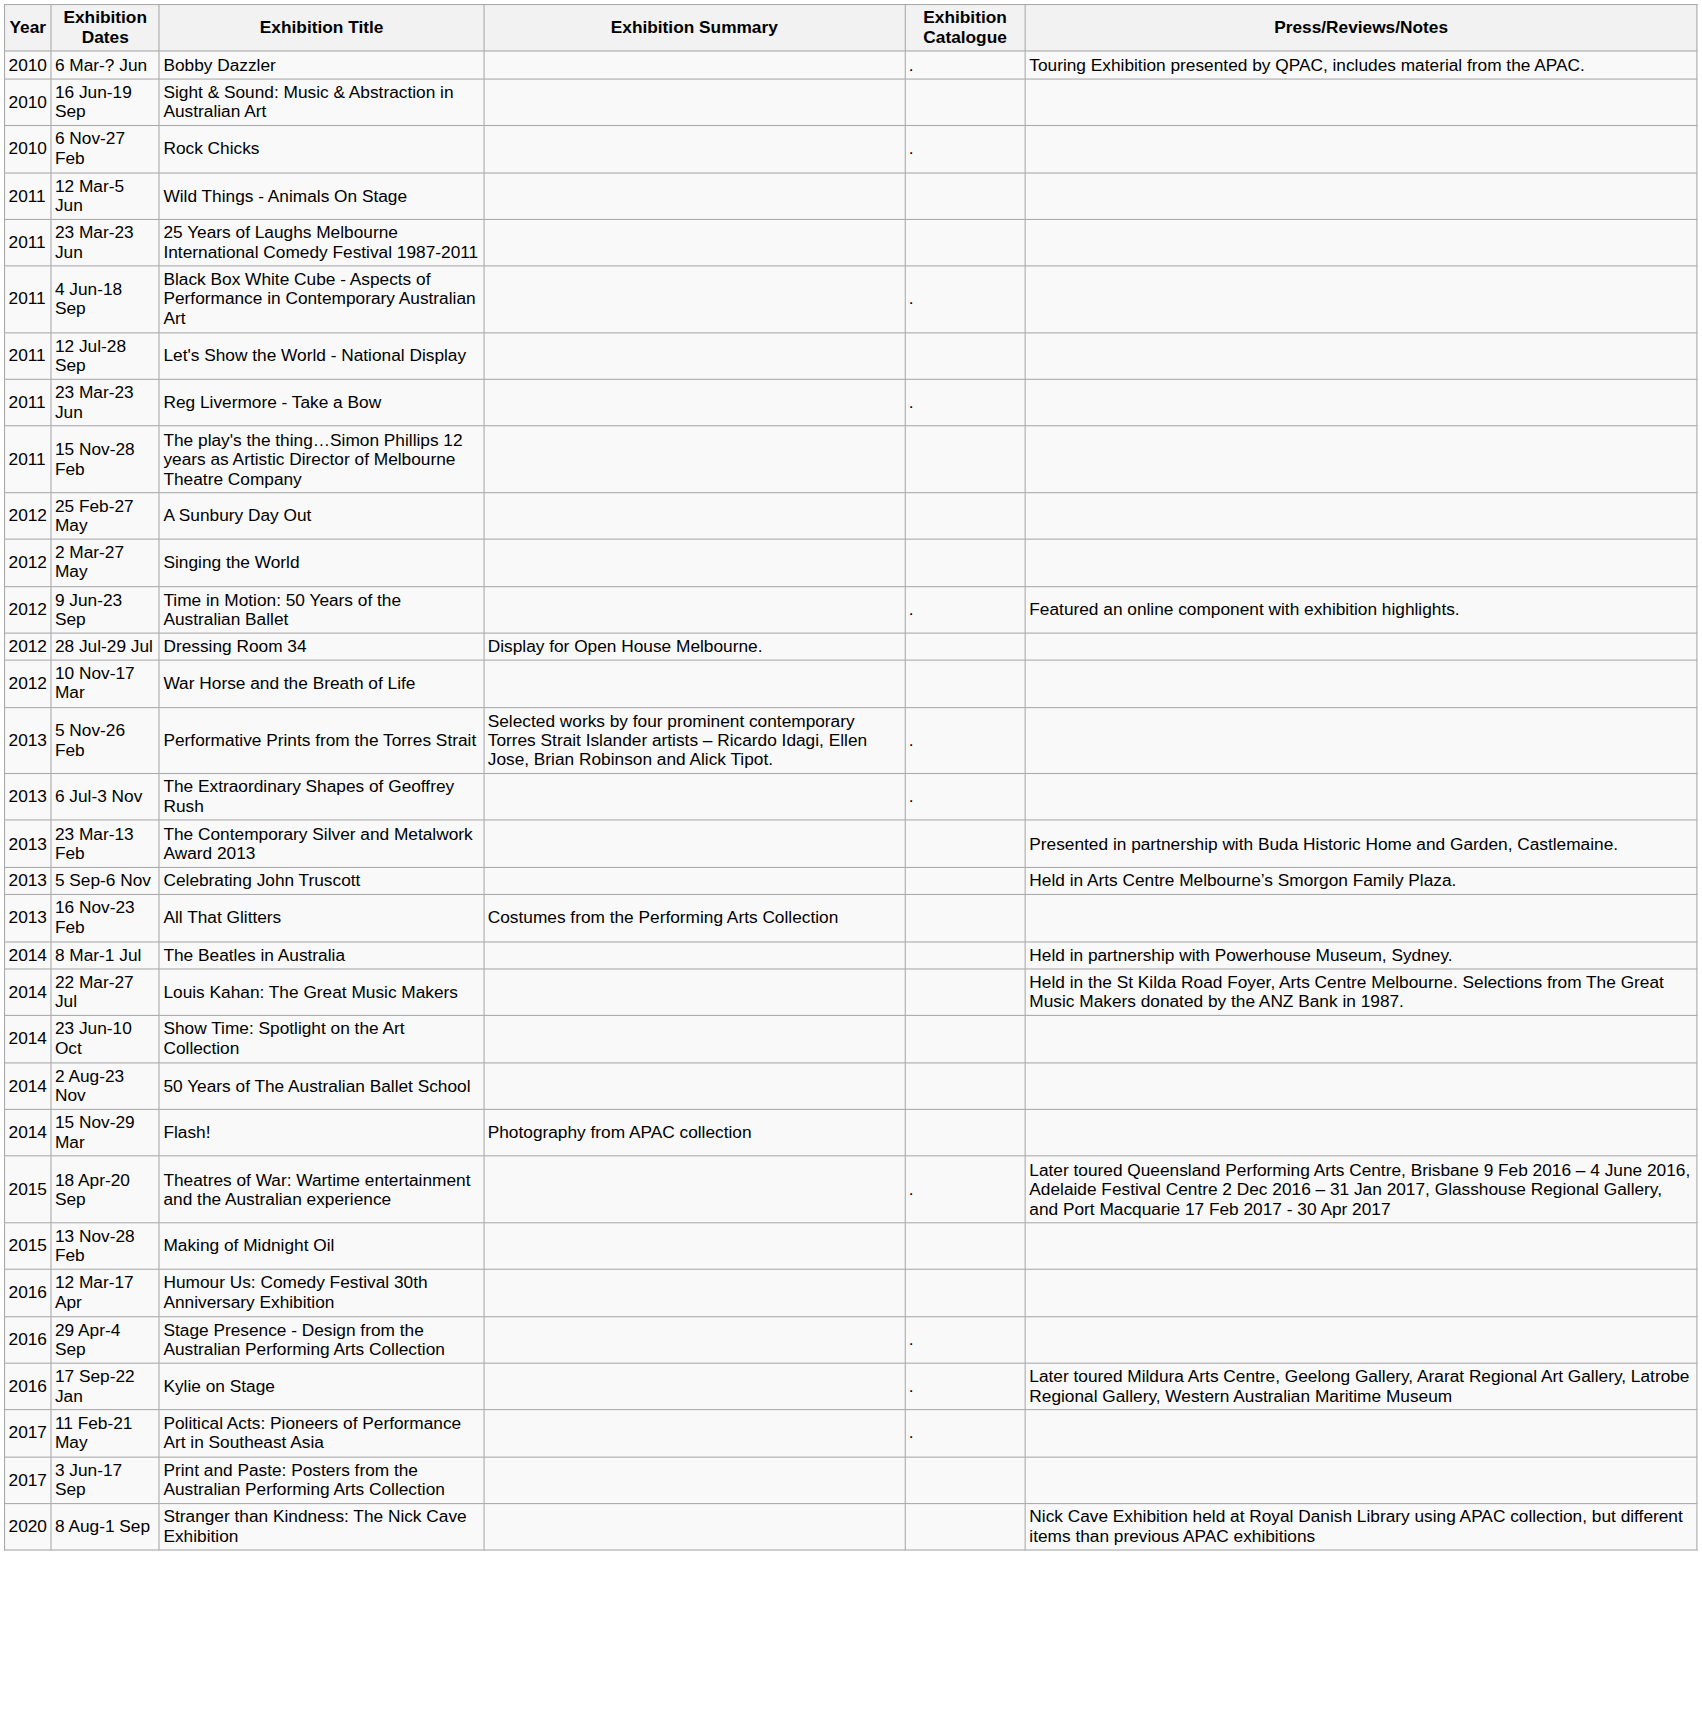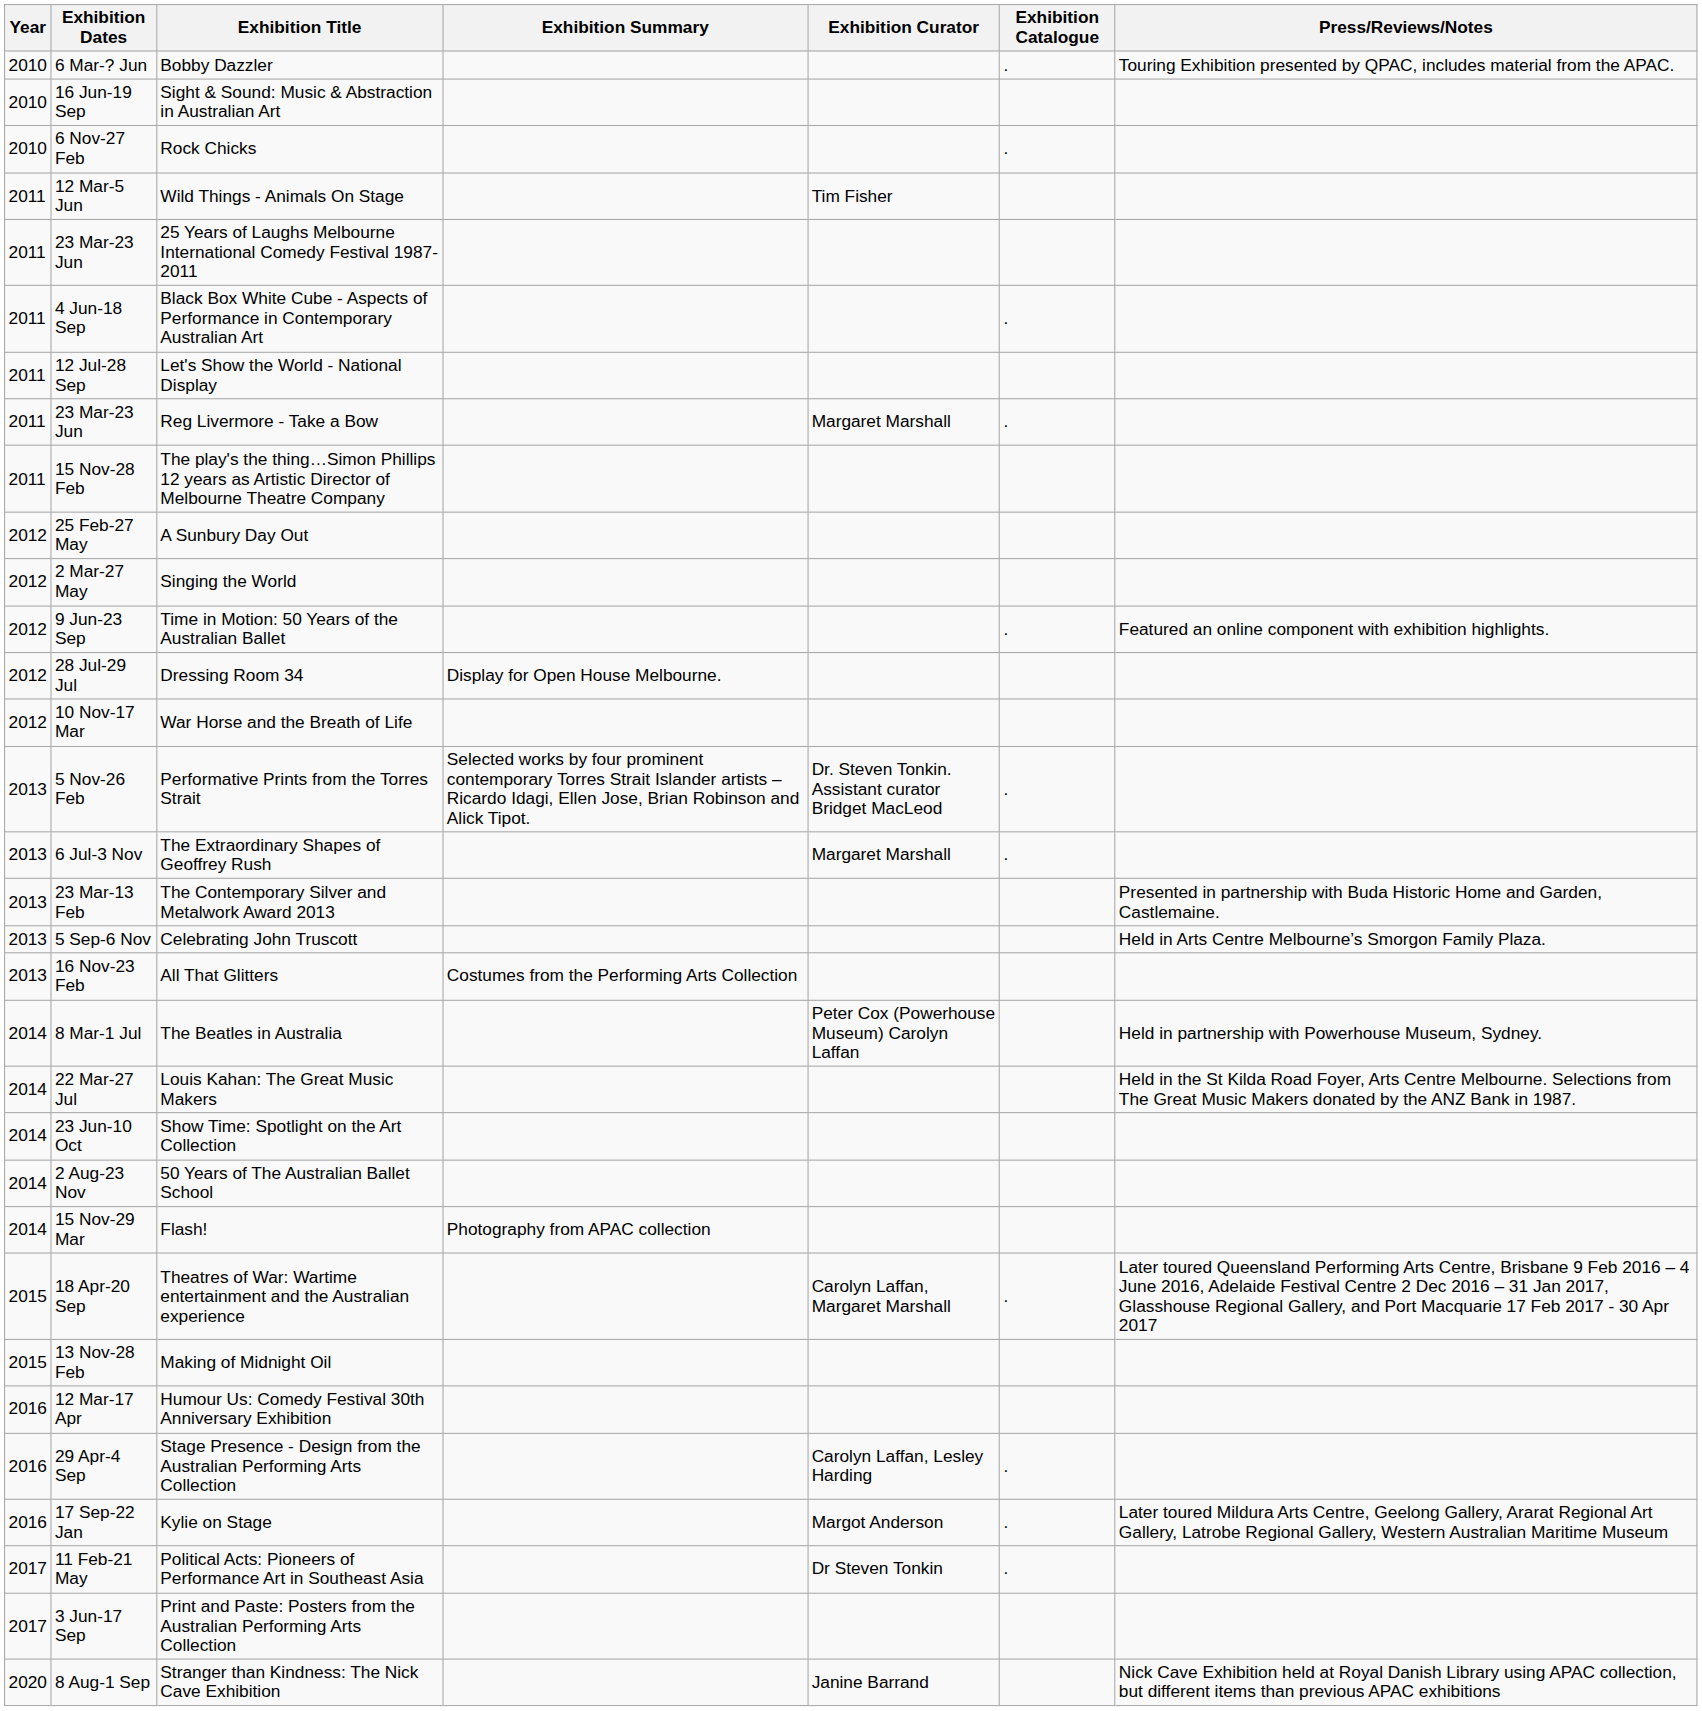+ column: (904, 27)
